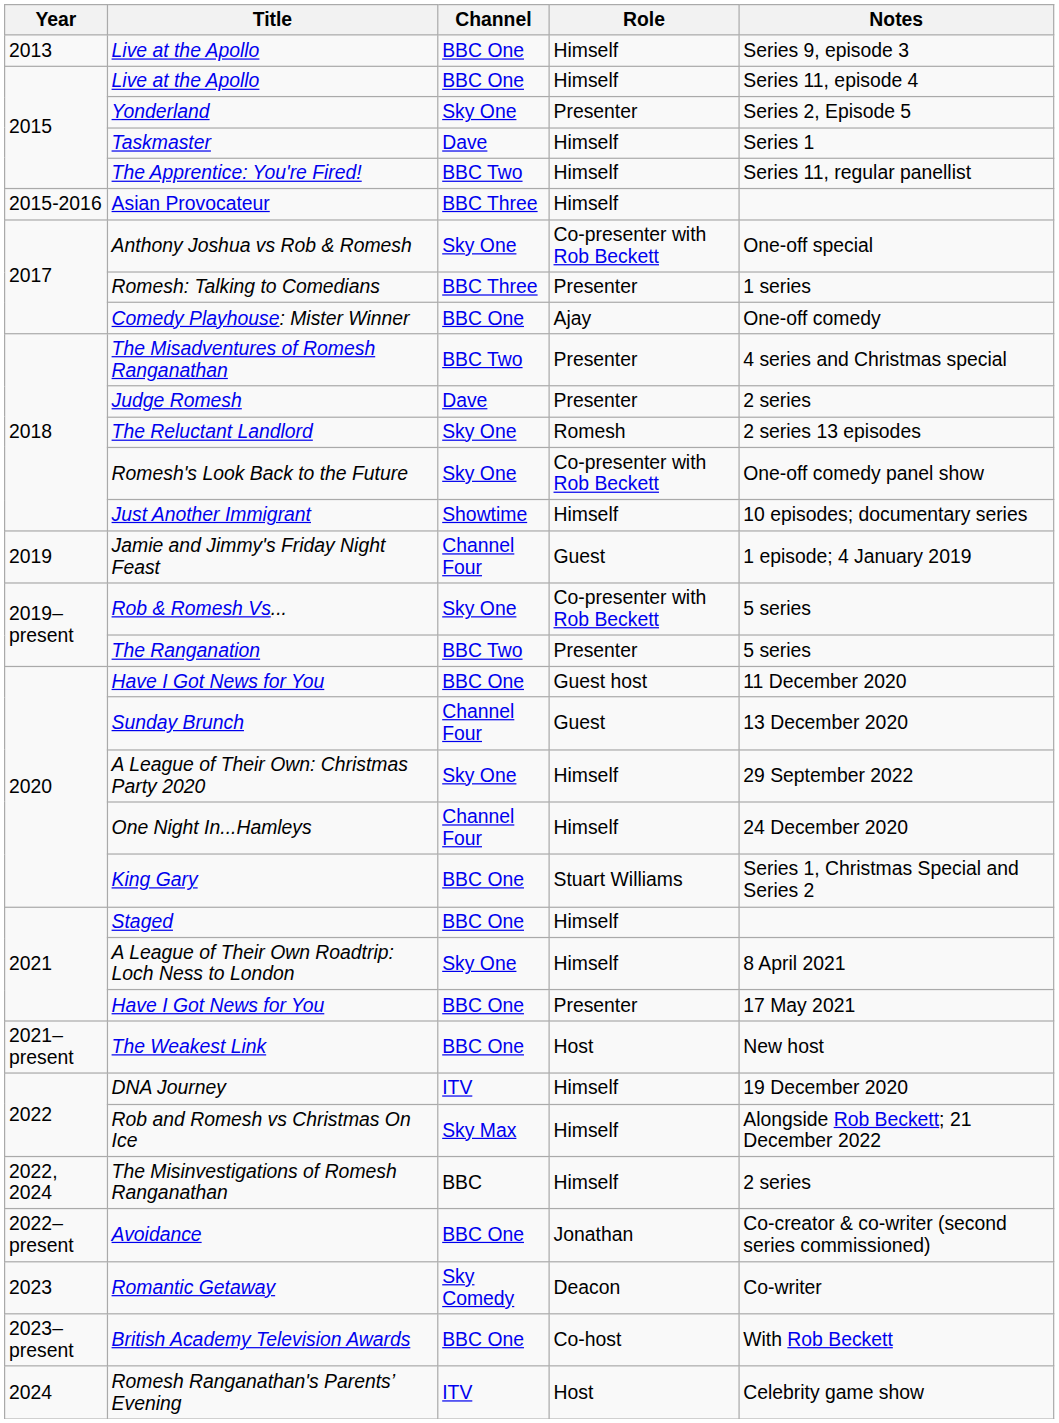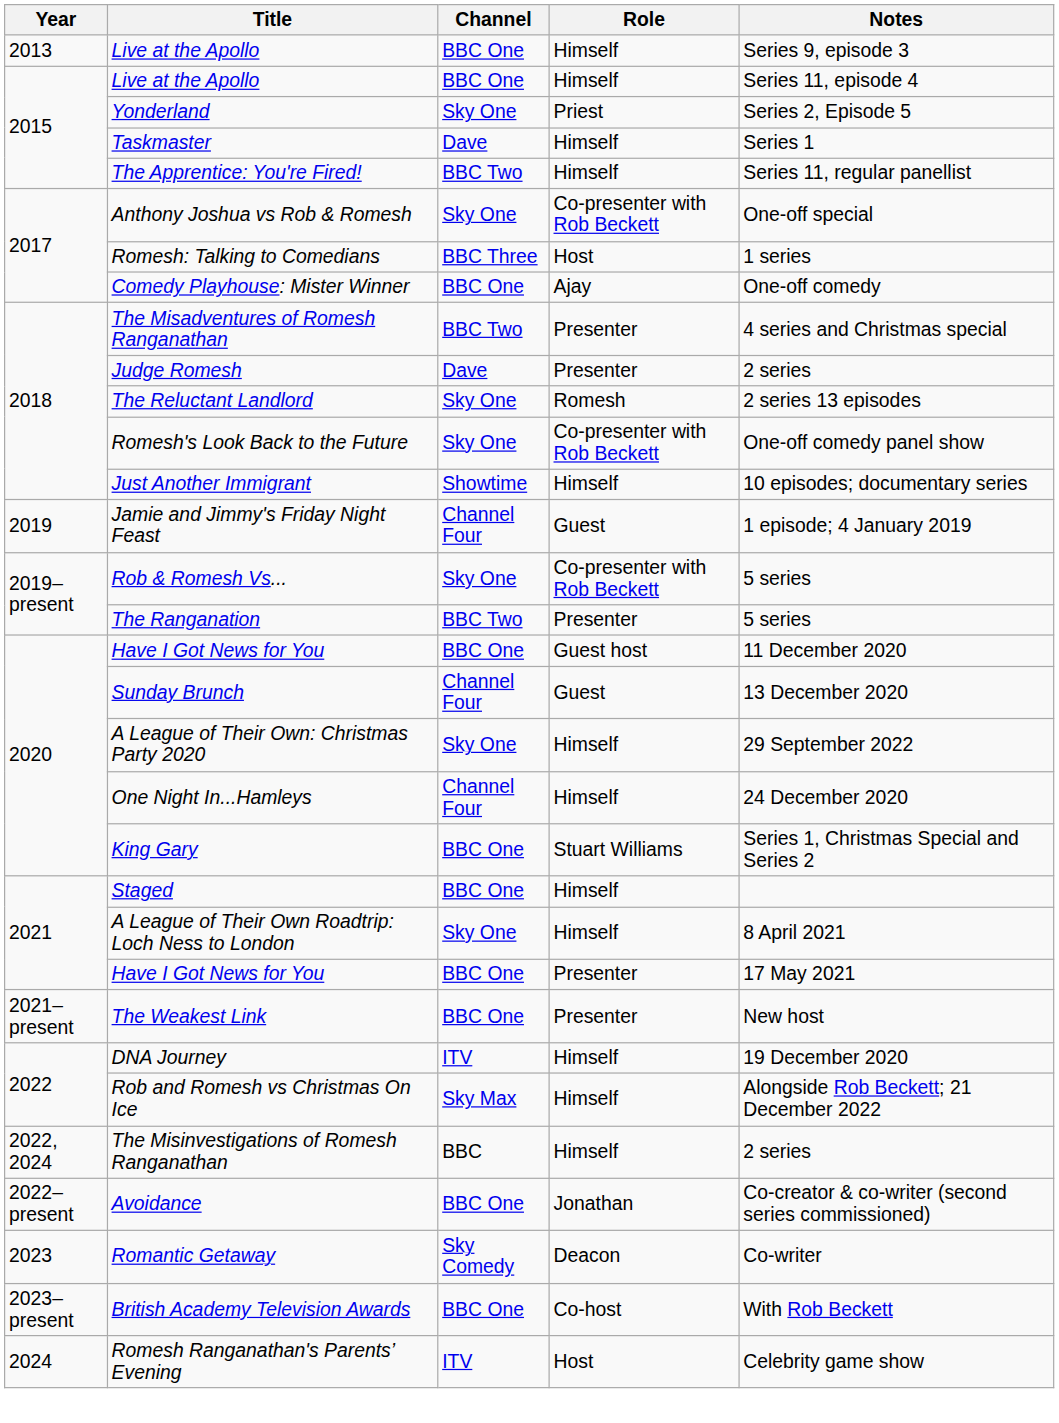(596, 111) Presenter -> (578, 111) Priest
- row: (55, 204)
(596, 287) Presenter -> (573, 256) Host
(573, 1046) Host -> (596, 1016) Presenter
